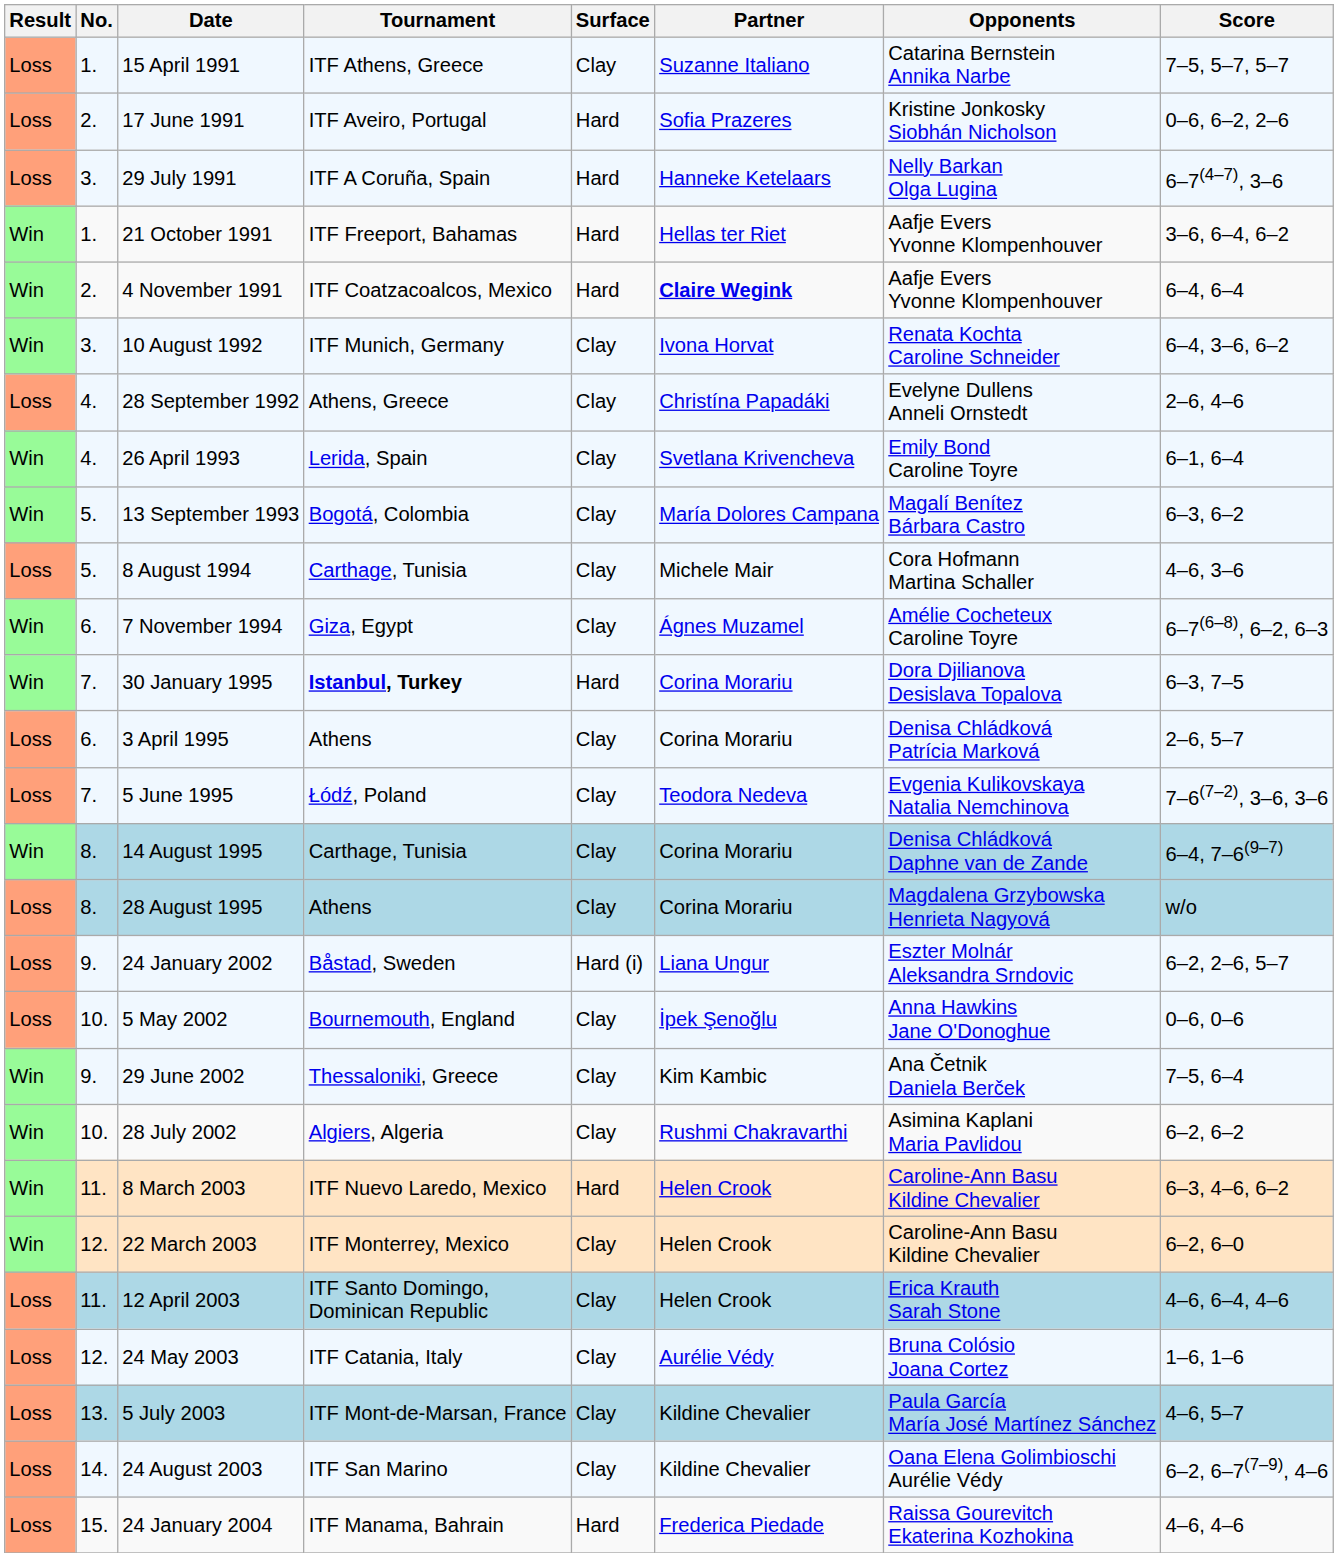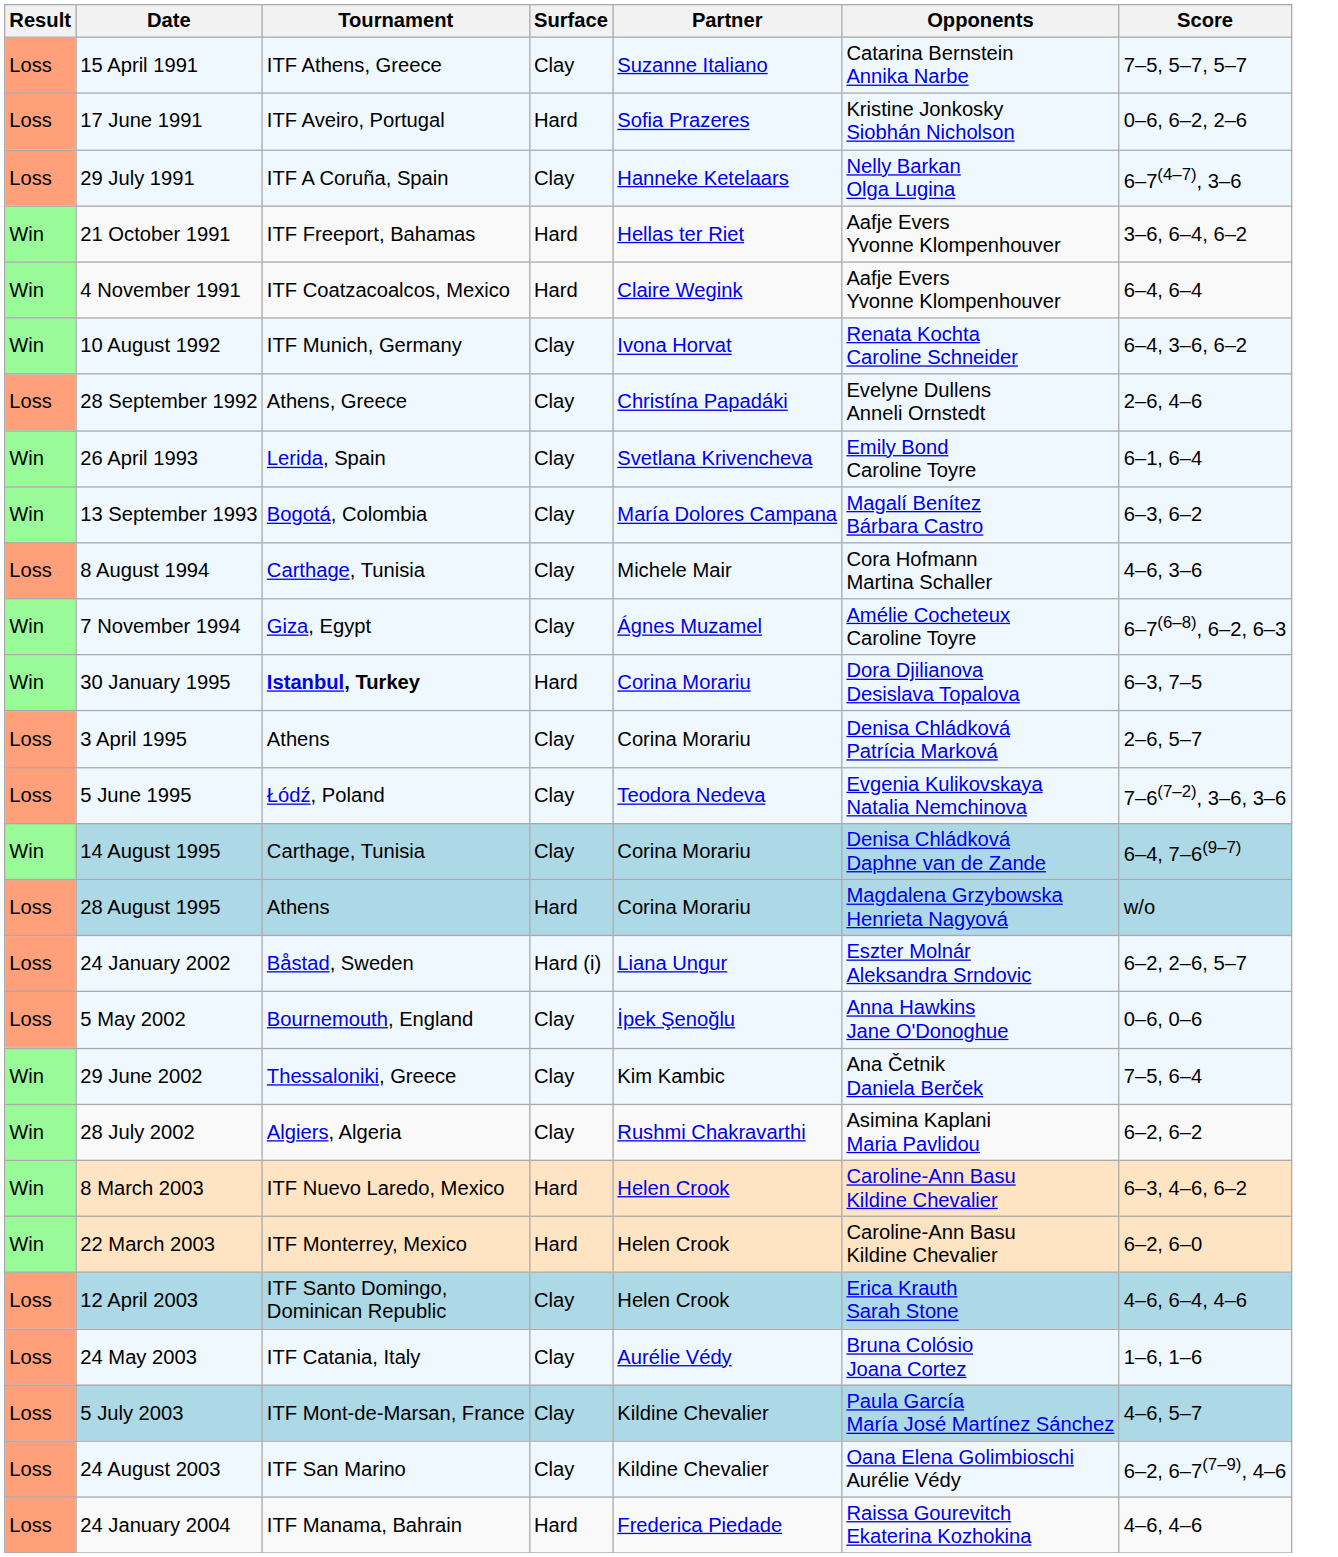- column: (97, 20)
(598, 177) Hard -> (554, 177) Clay
(726, 289) bold -> (680, 289) normal
(596, 906) Clay -> (556, 906) Hard
(596, 1243) Clay -> (556, 1243) Hard
